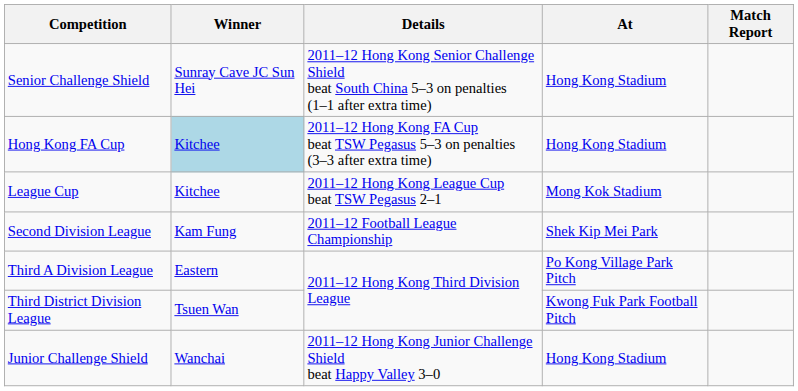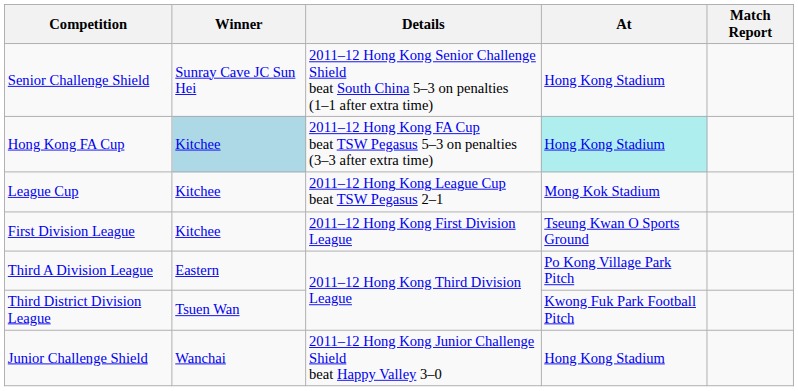(606, 144) no background -> (605, 144) paleturquoise background
+ row: (71, 231)
- row: (79, 231)
